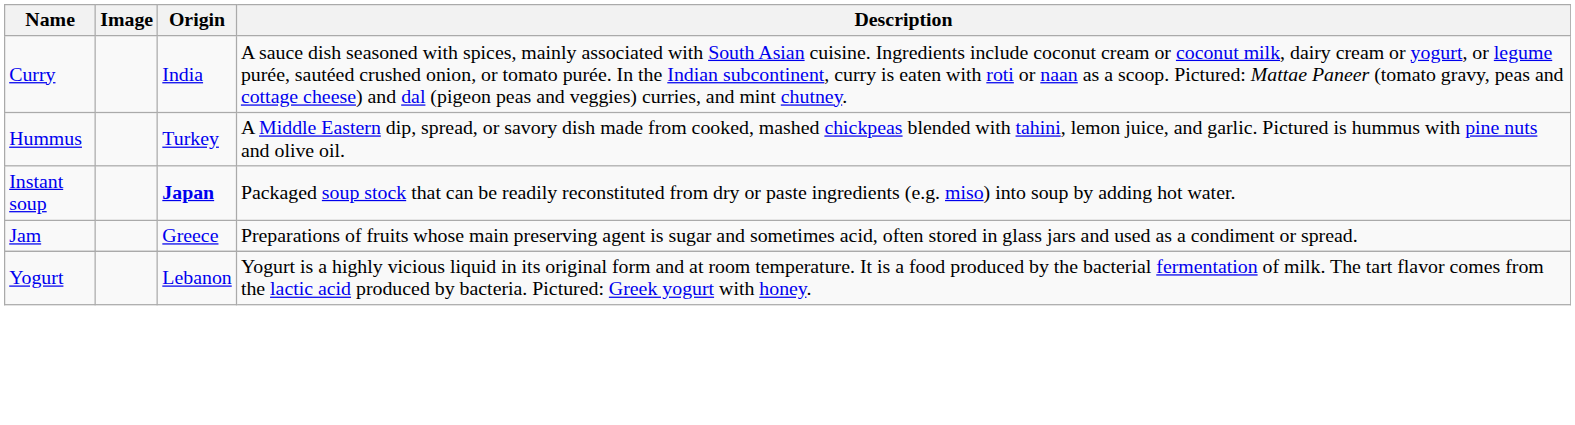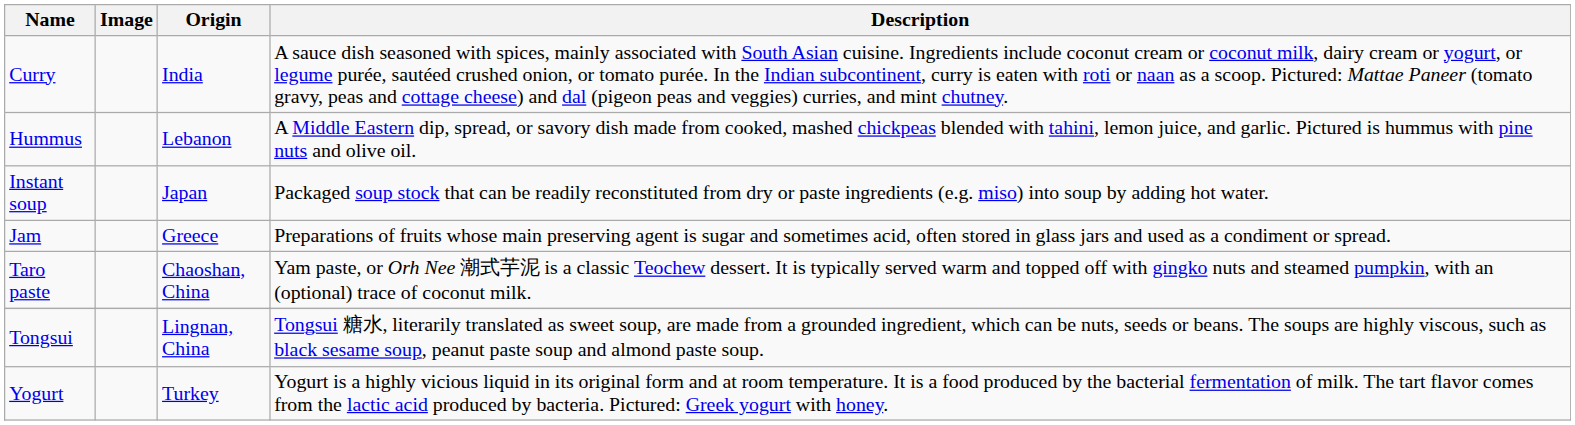(191, 138) Turkey -> (197, 138) Lebanon
(188, 192) bold -> (185, 192) normal
+ row: (30, 279)
+ row: (41, 337)
(197, 277) Lebanon -> (190, 393) Turkey
